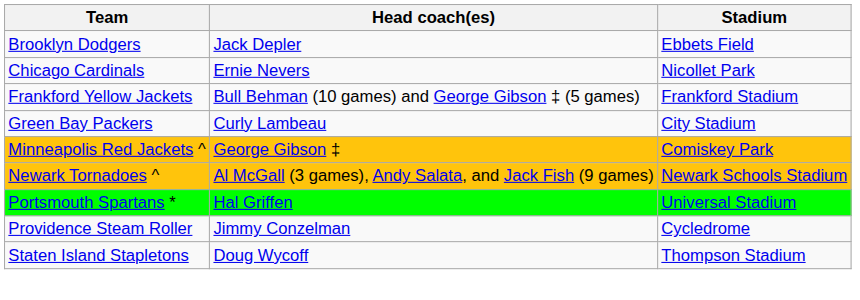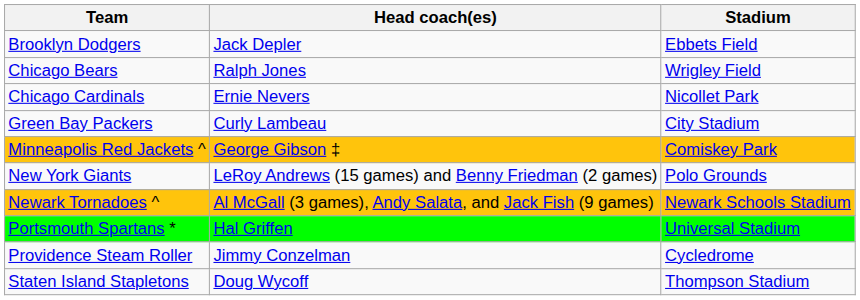+ row: (63, 70)
- row: (100, 96)
+ row: (70, 176)
